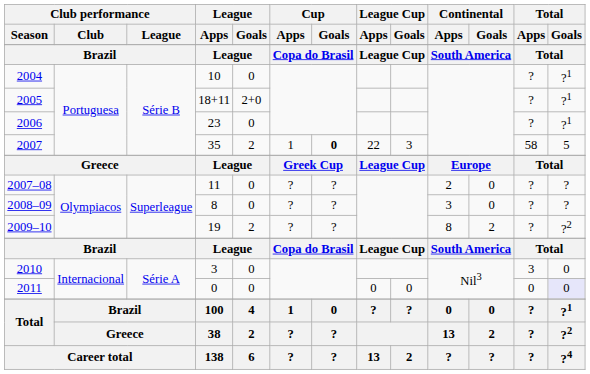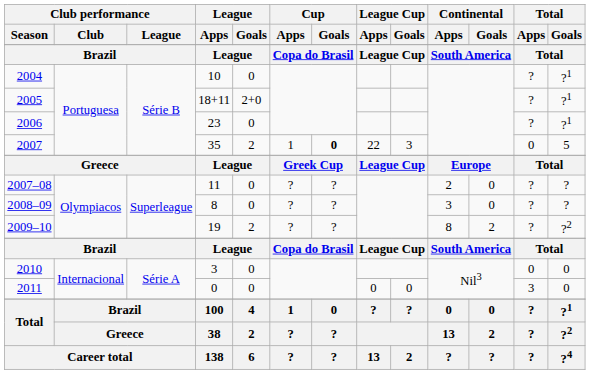(531, 145) 58 -> (531, 145) 0
(531, 268) 3 -> (531, 268) 0
(531, 288) 0 -> (531, 288) 3
(566, 288) lavender background -> (566, 288) no background
